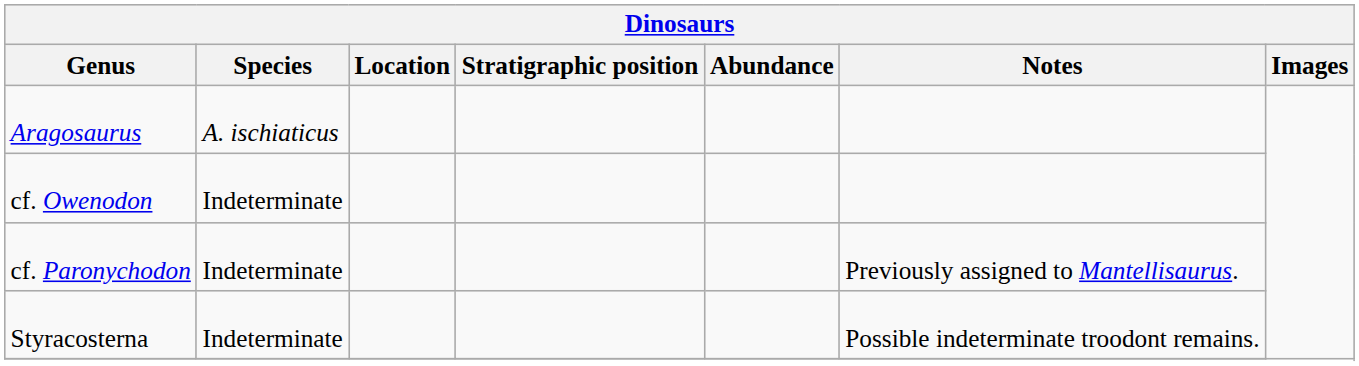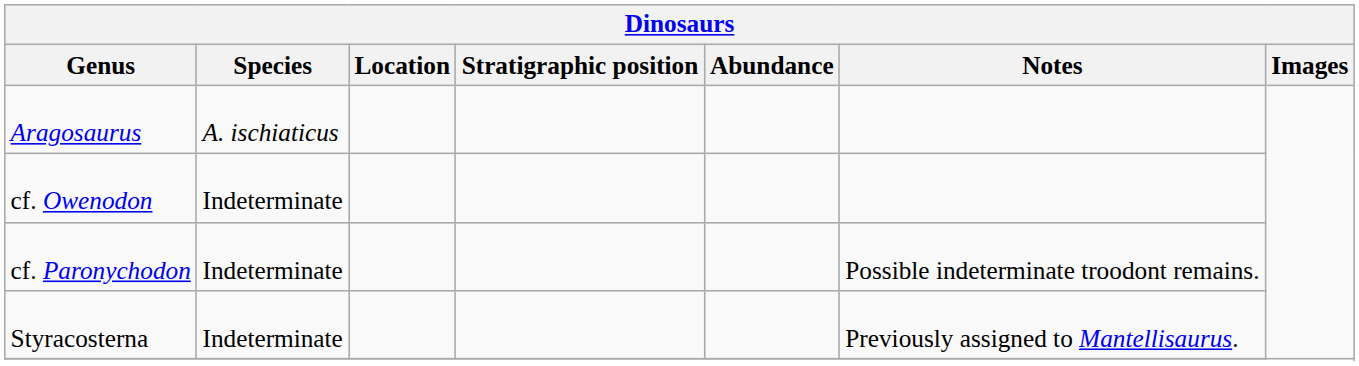(1042, 270) Previously assigned to Mantellisaurus. -> (1052, 270) Possible indeterminate troodont remains.
(1052, 338) Possible indeterminate troodont remains. -> (1042, 338) Previously assigned to Mantellisaurus.
